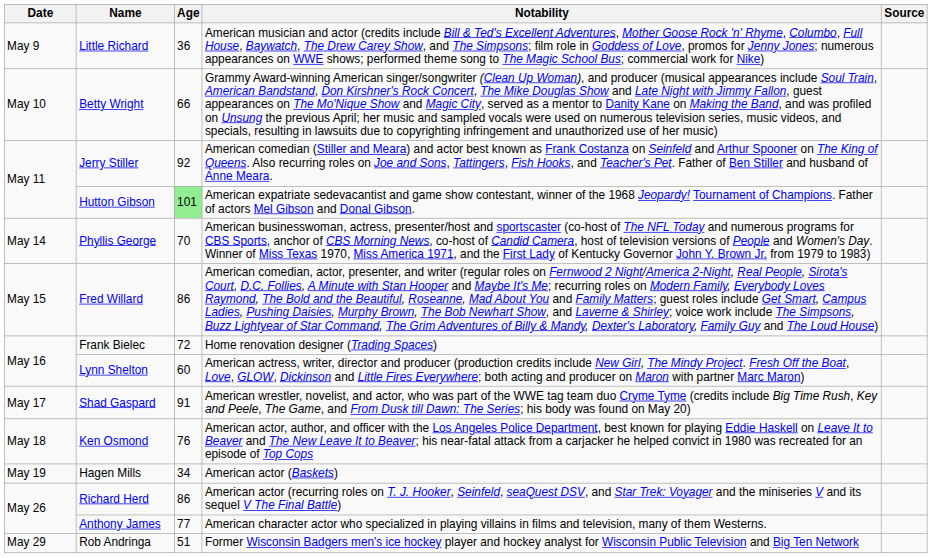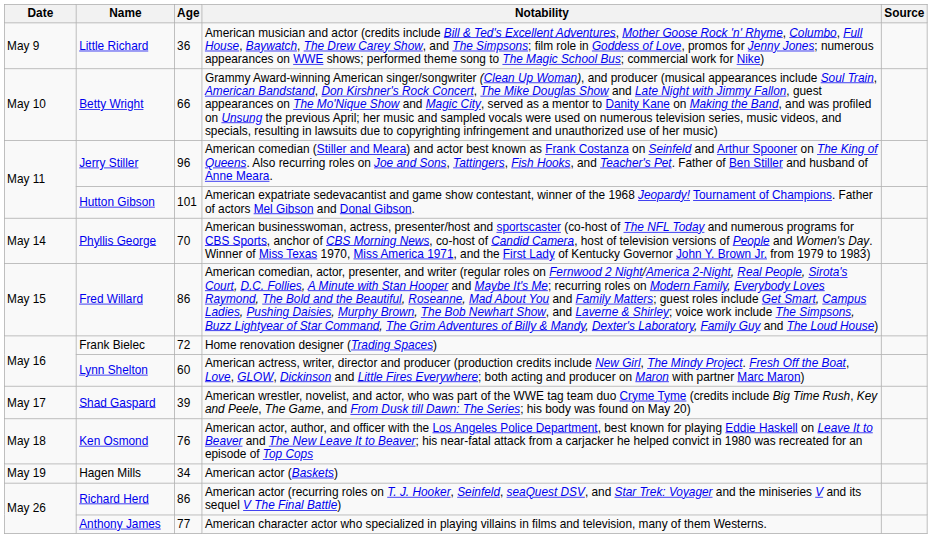(184, 163) 92 -> (184, 163) 96
(187, 202) lightgreen background -> (187, 202) no background
(184, 402) 91 -> (184, 402) 39
- row: (115, 543)
